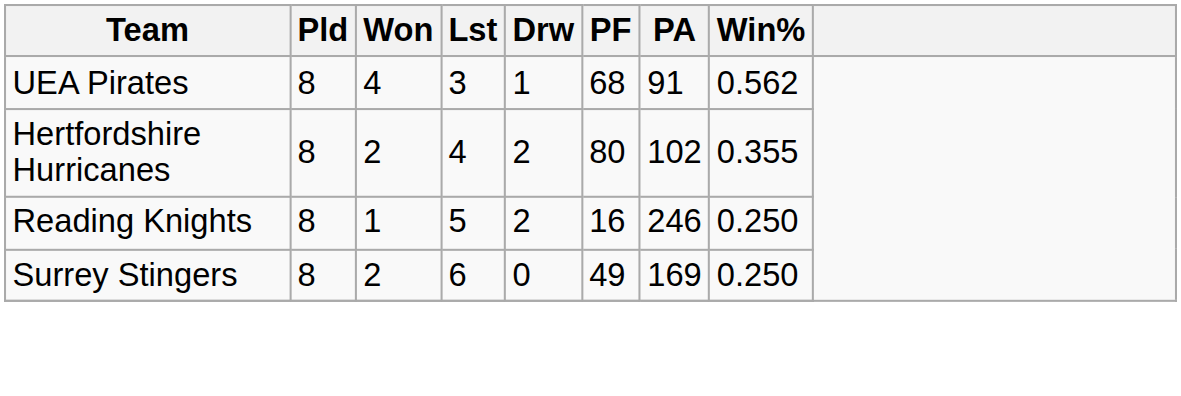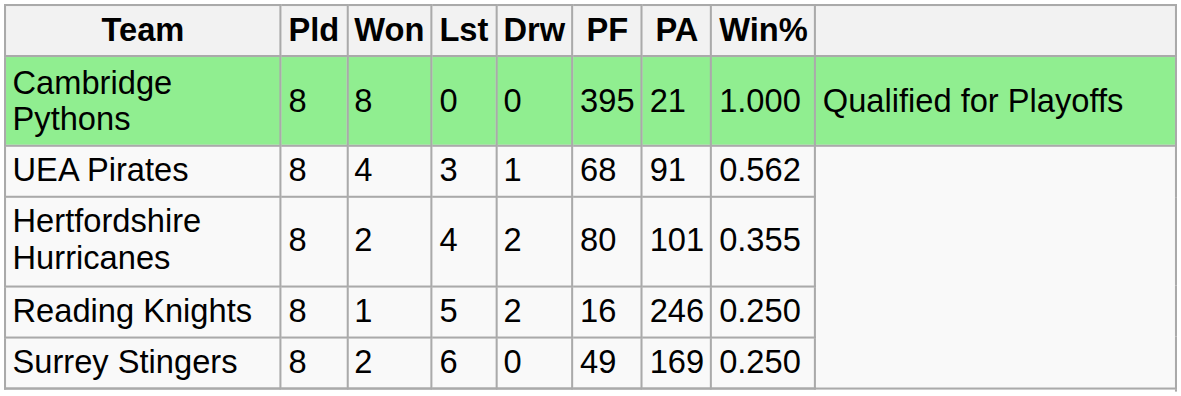+ row: (92, 100)
(675, 152) 102 -> (677, 240) 101
